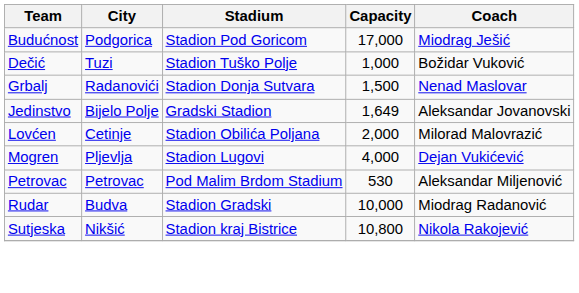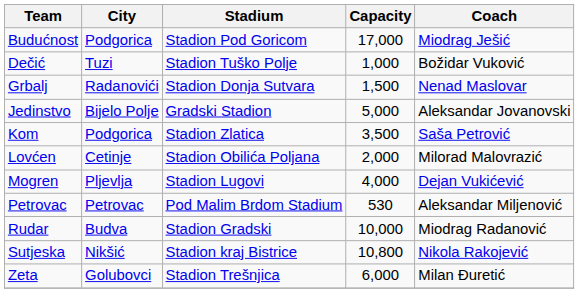(380, 110) 1,649 -> (380, 110) 5,000
+ row: (23, 134)
+ row: (23, 275)
